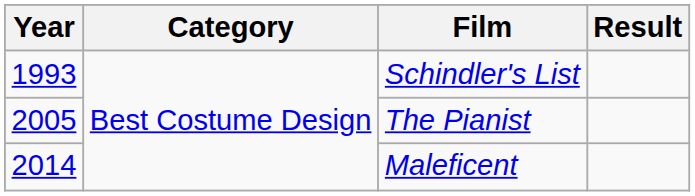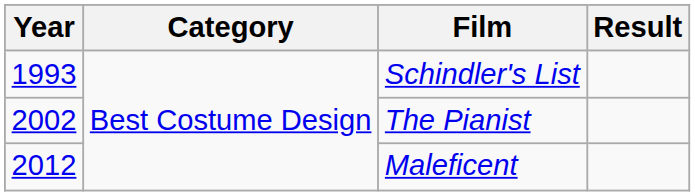(44, 119) 2005 -> (44, 119) 2002
(44, 166) 2014 -> (44, 166) 2012
